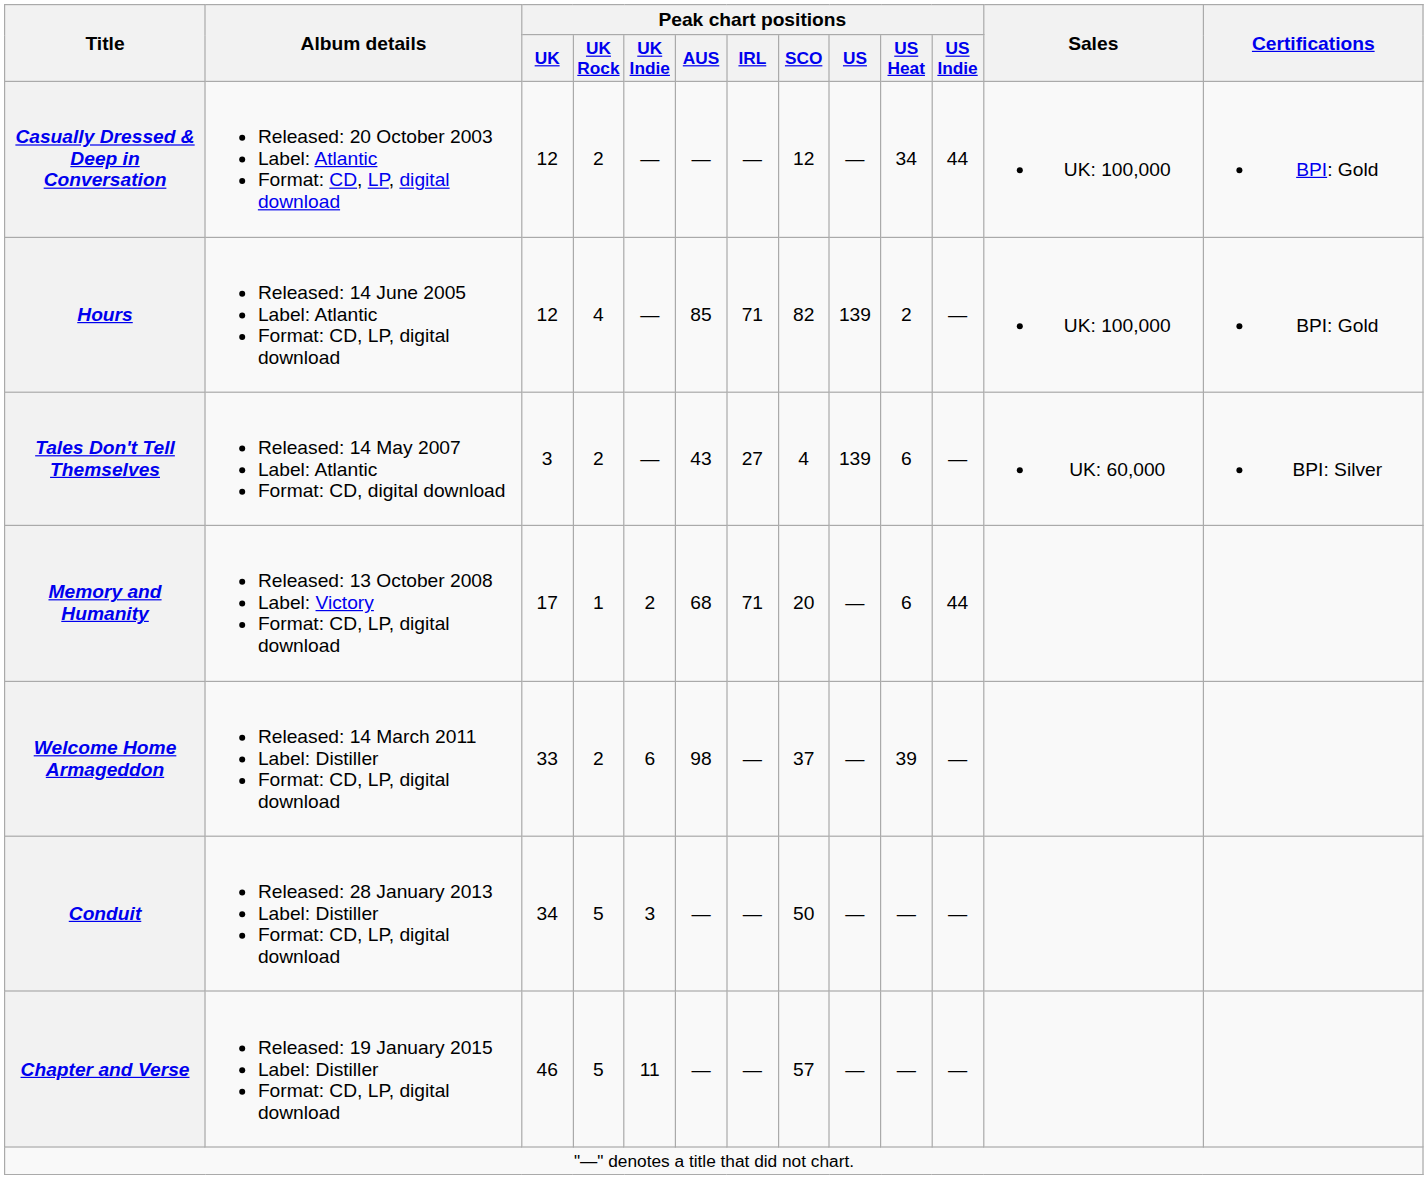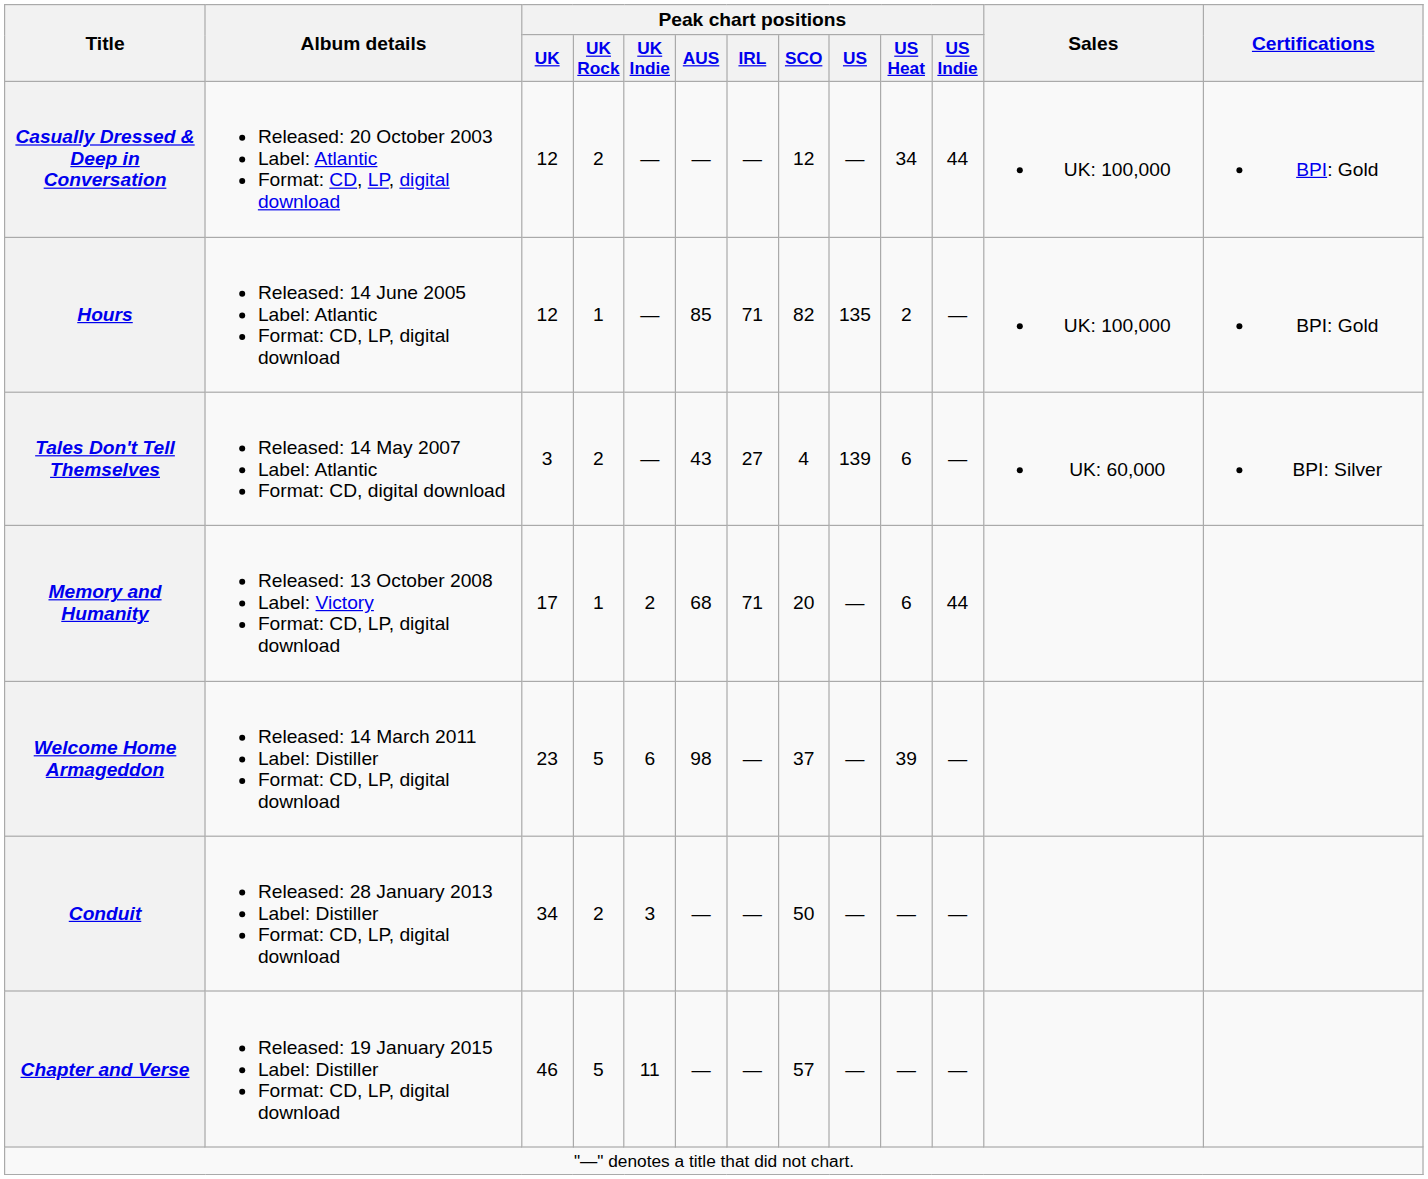(598, 314) 4 -> (598, 314) 1
(855, 314) 139 -> (855, 314) 135
(547, 758) 33 -> (547, 758) 23
(598, 758) 2 -> (598, 758) 5
(598, 913) 5 -> (598, 913) 2
